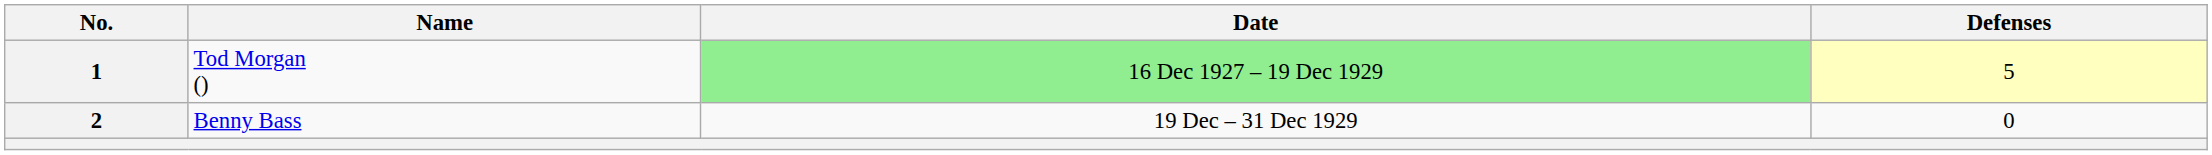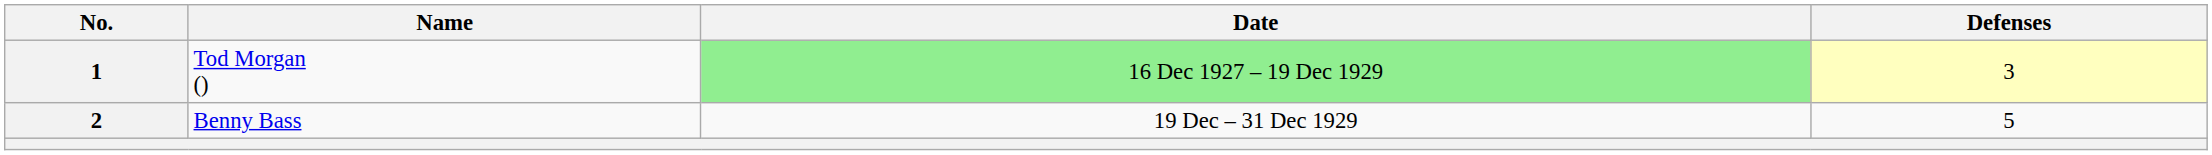(2009, 71) 5 -> (2009, 71) 3
(2009, 120) 0 -> (2009, 120) 5
